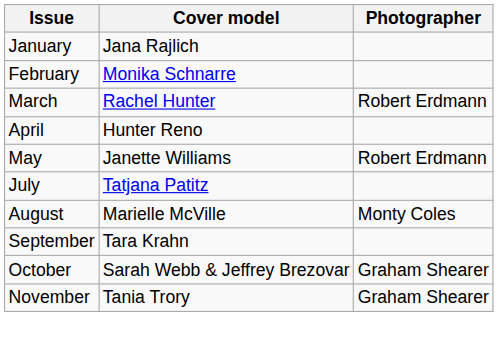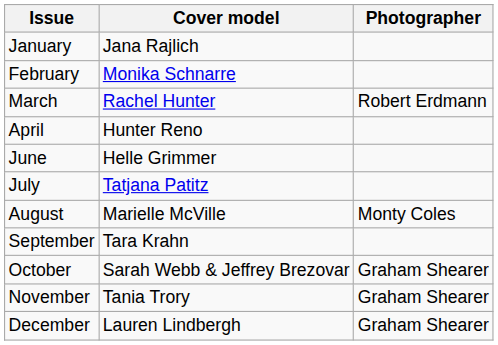- row: (25, 158)
+ row: (28, 158)
+ row: (49, 325)
